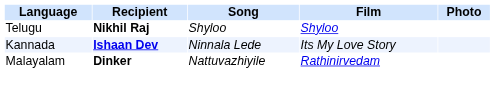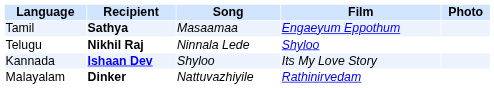+ row: (20, 28)
(207, 28) Shyloo -> (213, 44) Ninnala Lede
(225, 44) Ninnala Lede -> (196, 61) Shyloo
